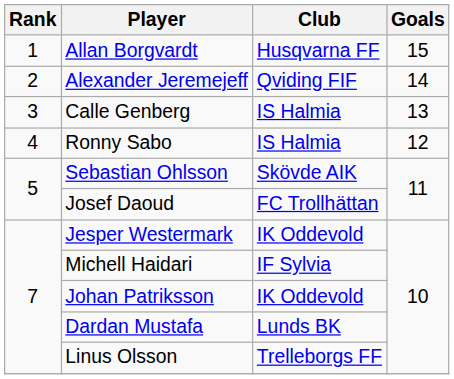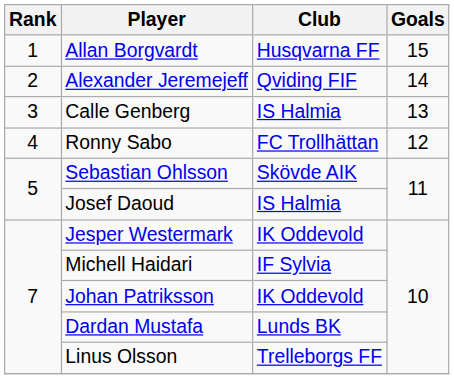(299, 142) IS Halmia -> (318, 142) FC Trollhättan
(318, 204) FC Trollhättan -> (299, 204) IS Halmia
